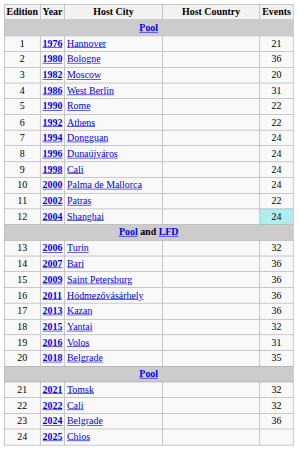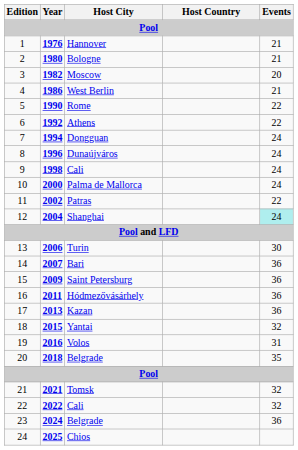(276, 59) 36 -> (276, 59) 21
(276, 91) 31 -> (276, 91) 21
(276, 248) 32 -> (276, 248) 30
